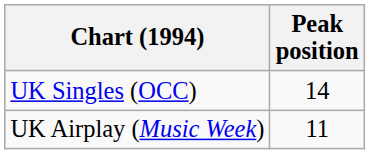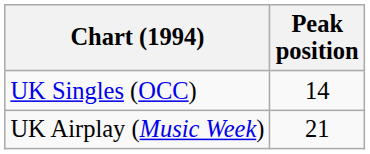(317, 129) 11 -> (317, 129) 21
